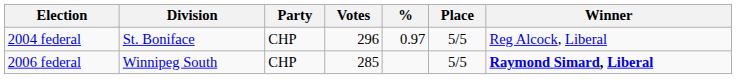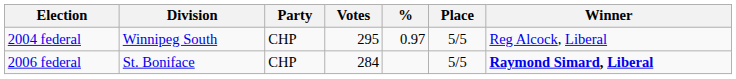(159, 39) St. Boniface -> (170, 39) Winnipeg South
(368, 39) 296 -> (368, 39) 295
(170, 62) Winnipeg South -> (159, 62) St. Boniface
(368, 62) 285 -> (368, 62) 284
